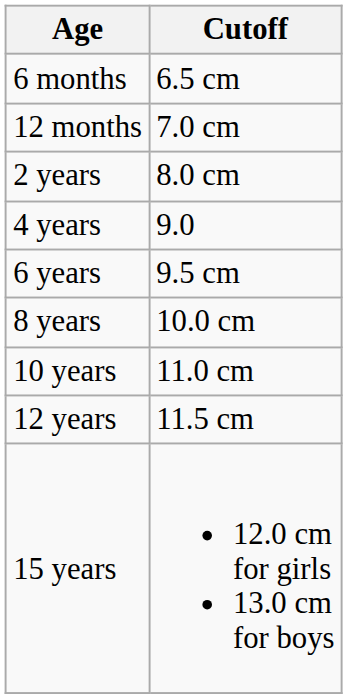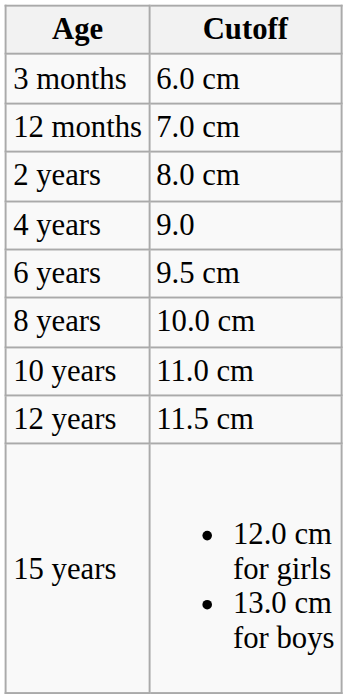+ row: (70, 78)
- row: (70, 78)
